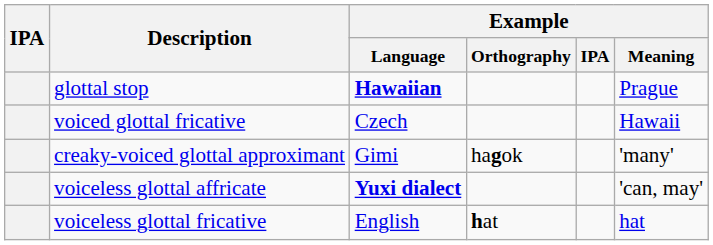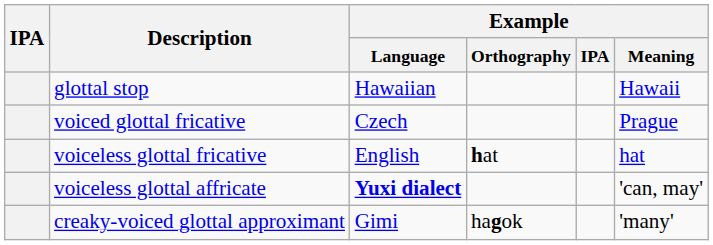(398, 88) bold -> (395, 88) normal
(649, 88) Prague -> (650, 88) Hawaii
(650, 121) Hawaii -> (649, 121) Prague
rows swapped: (160, 222) <-> (200, 155)
